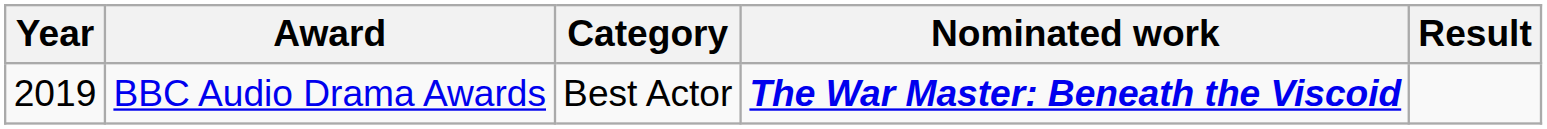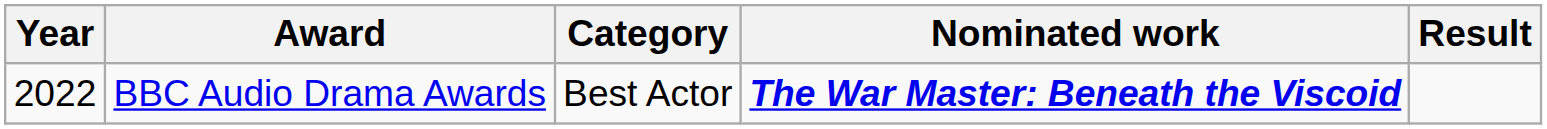(55, 92) 2019 -> (55, 92) 2022
